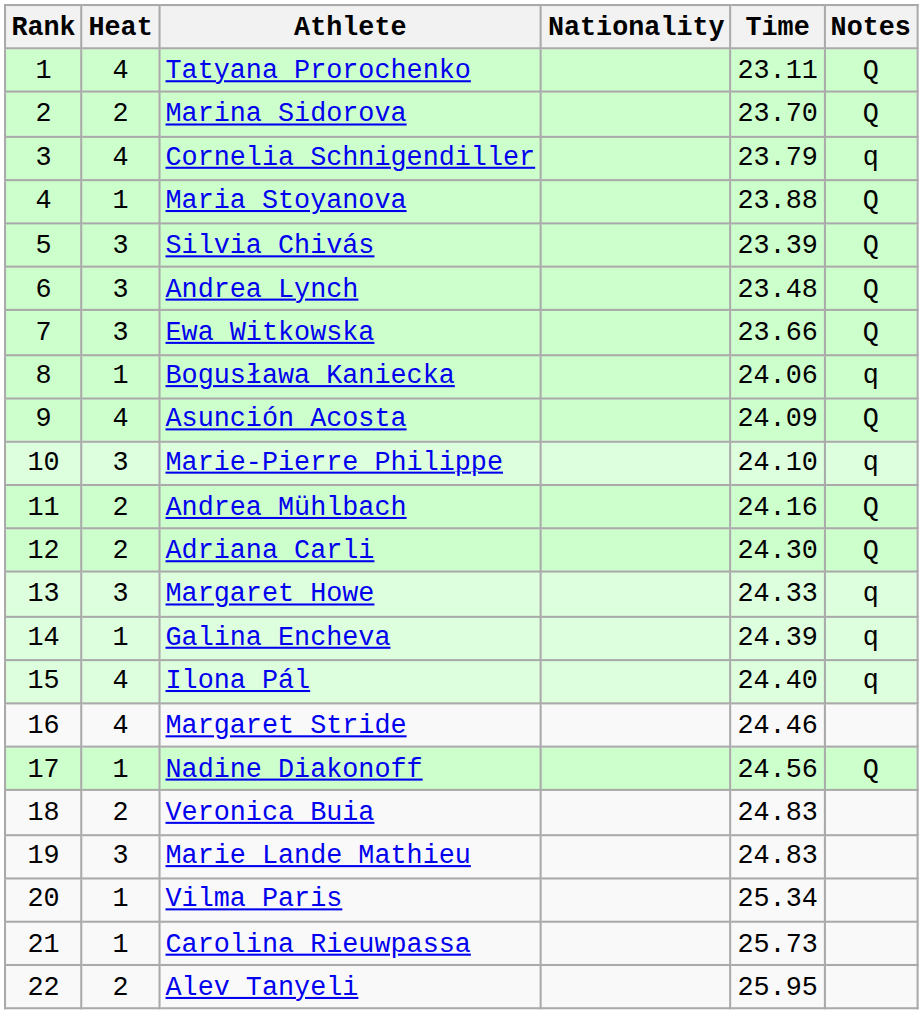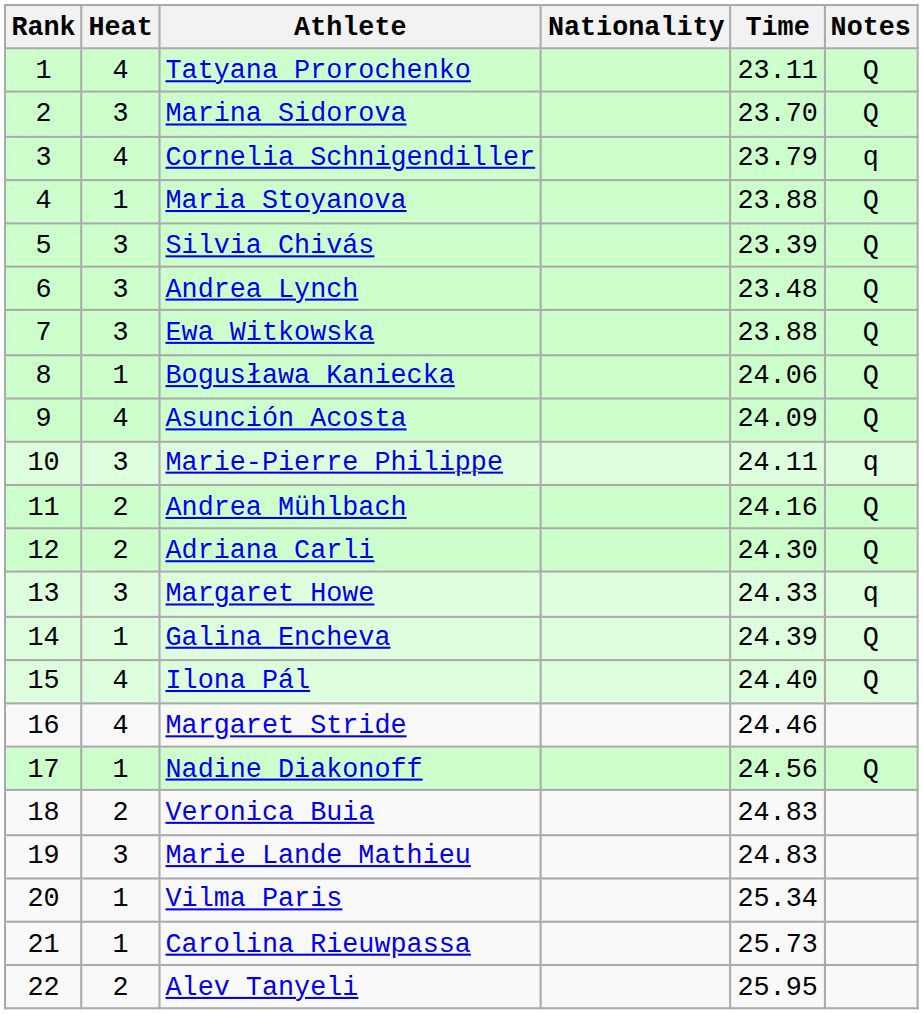(121, 114) 2 -> (121, 114) 3
(778, 332) 23.66 -> (778, 332) 23.88
(871, 376) q -> (871, 376) Q
(778, 463) 24.10 -> (778, 463) 24.11
(871, 638) q -> (871, 638) Q
(871, 682) q -> (871, 682) Q
